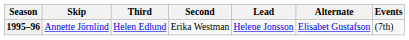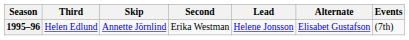columns swapped: (77, 12) <-> (140, 12)
